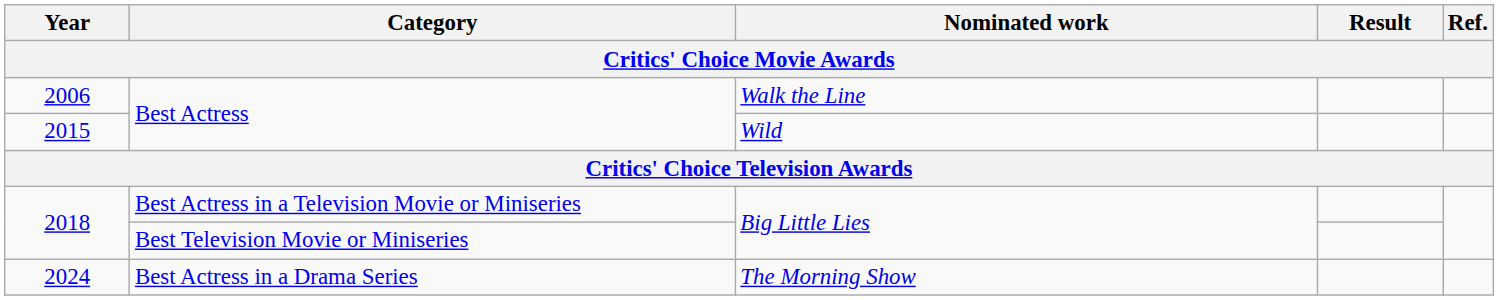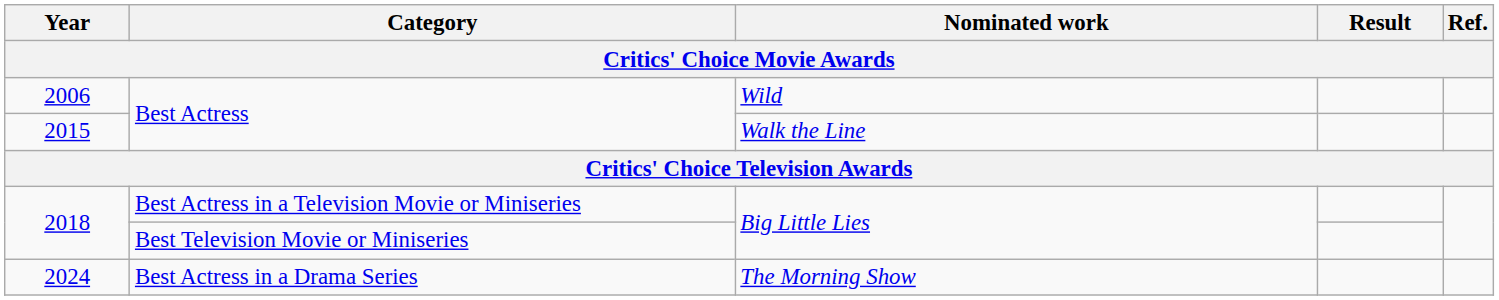(803, 95) Walk the Line -> (761, 95) Wild
(761, 131) Wild -> (803, 131) Walk the Line
